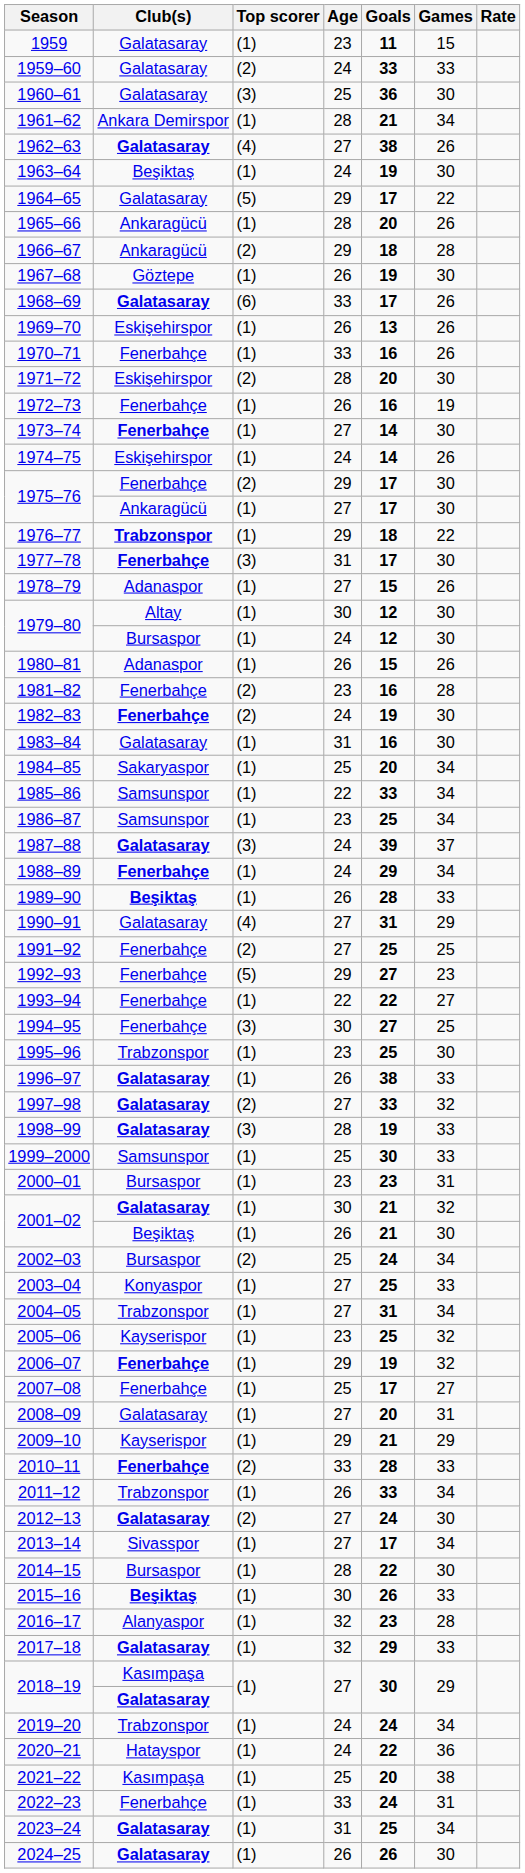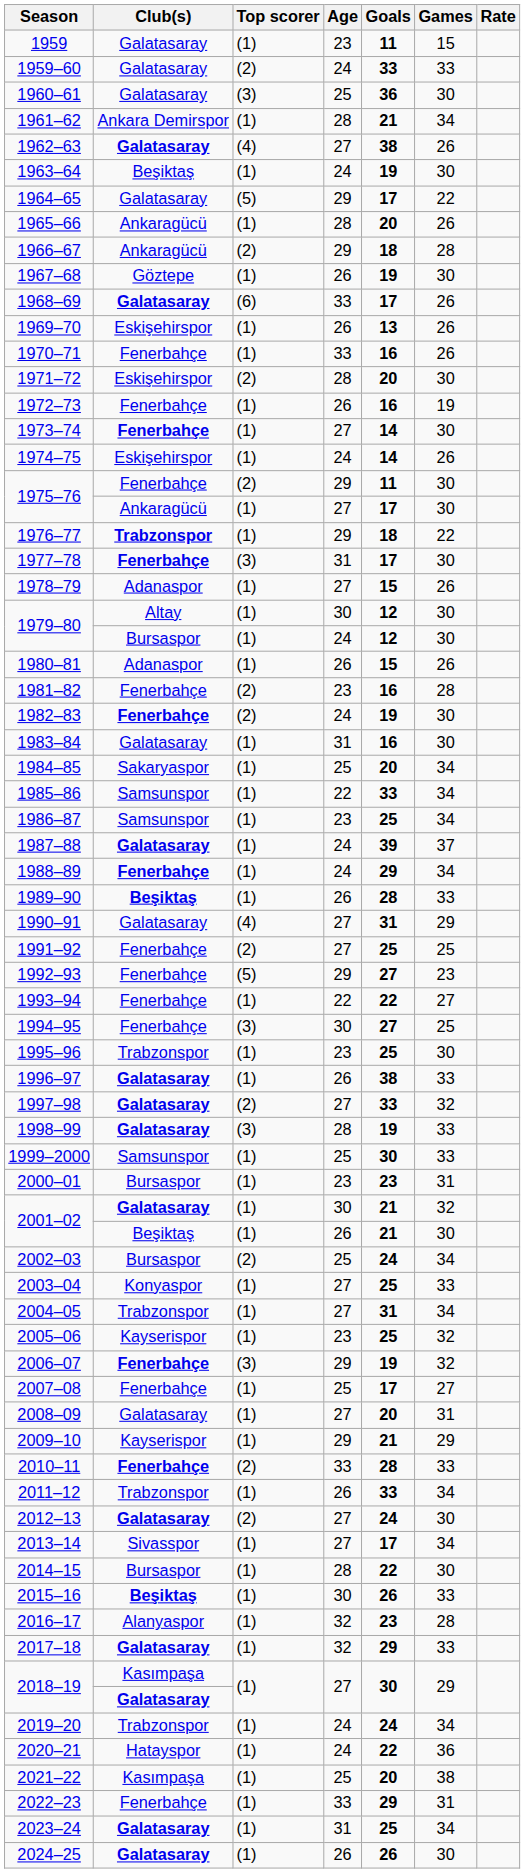(388, 483) 17 -> (388, 483) 11
(247, 845) (3) -> (247, 845) (1)
(247, 1363) (1) -> (247, 1363) (3)
(388, 1803) 24 -> (388, 1803) 29
